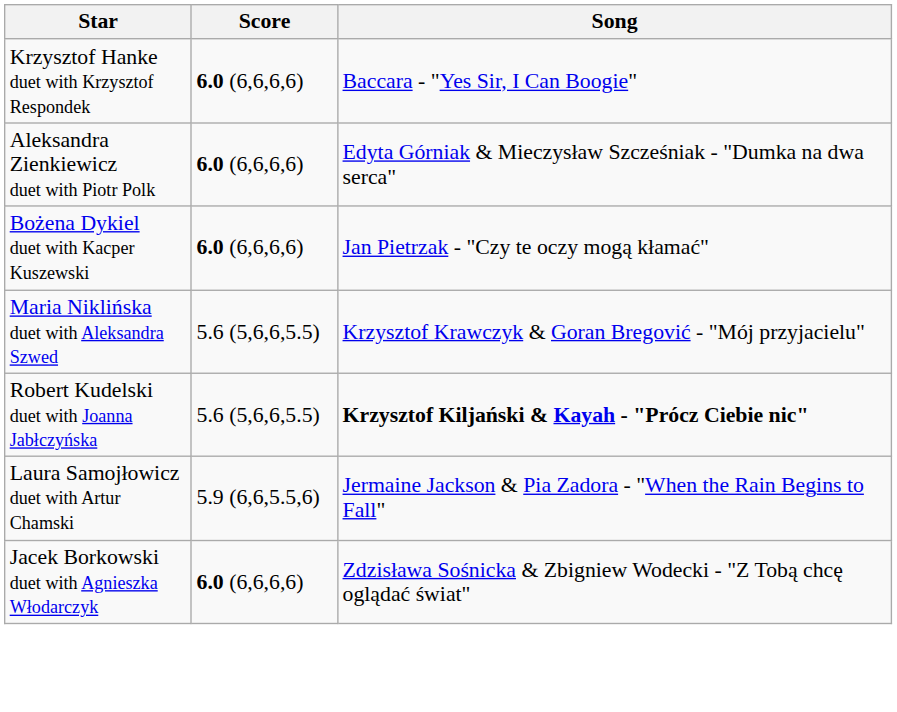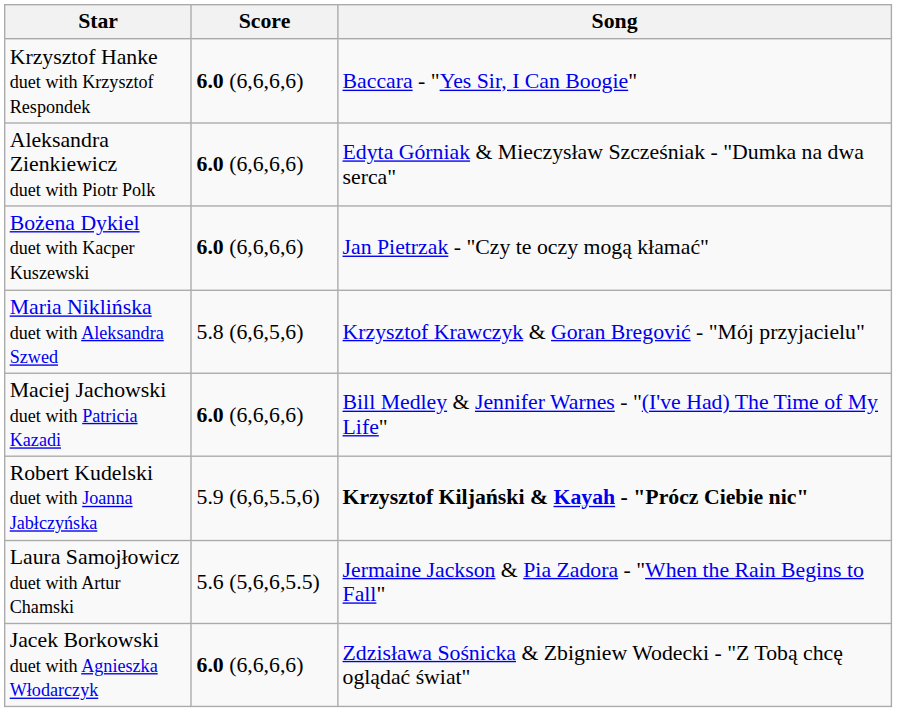(258, 331) 5.6 (5,6,6,5.5) -> (250, 331) 5.8 (6,6,5,6)
+ row: (88, 414)
(258, 414) 5.6 (5,6,6,5.5) -> (258, 498) 5.9 (6,6,5.5,6)
(258, 498) 5.9 (6,6,5.5,6) -> (258, 581) 5.6 (5,6,6,5.5)
